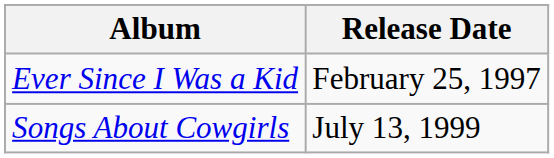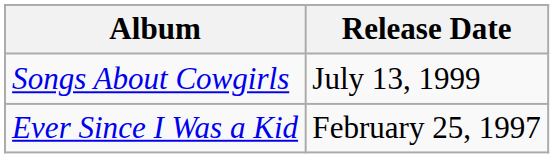rows swapped: (155, 78) <-> (151, 127)
